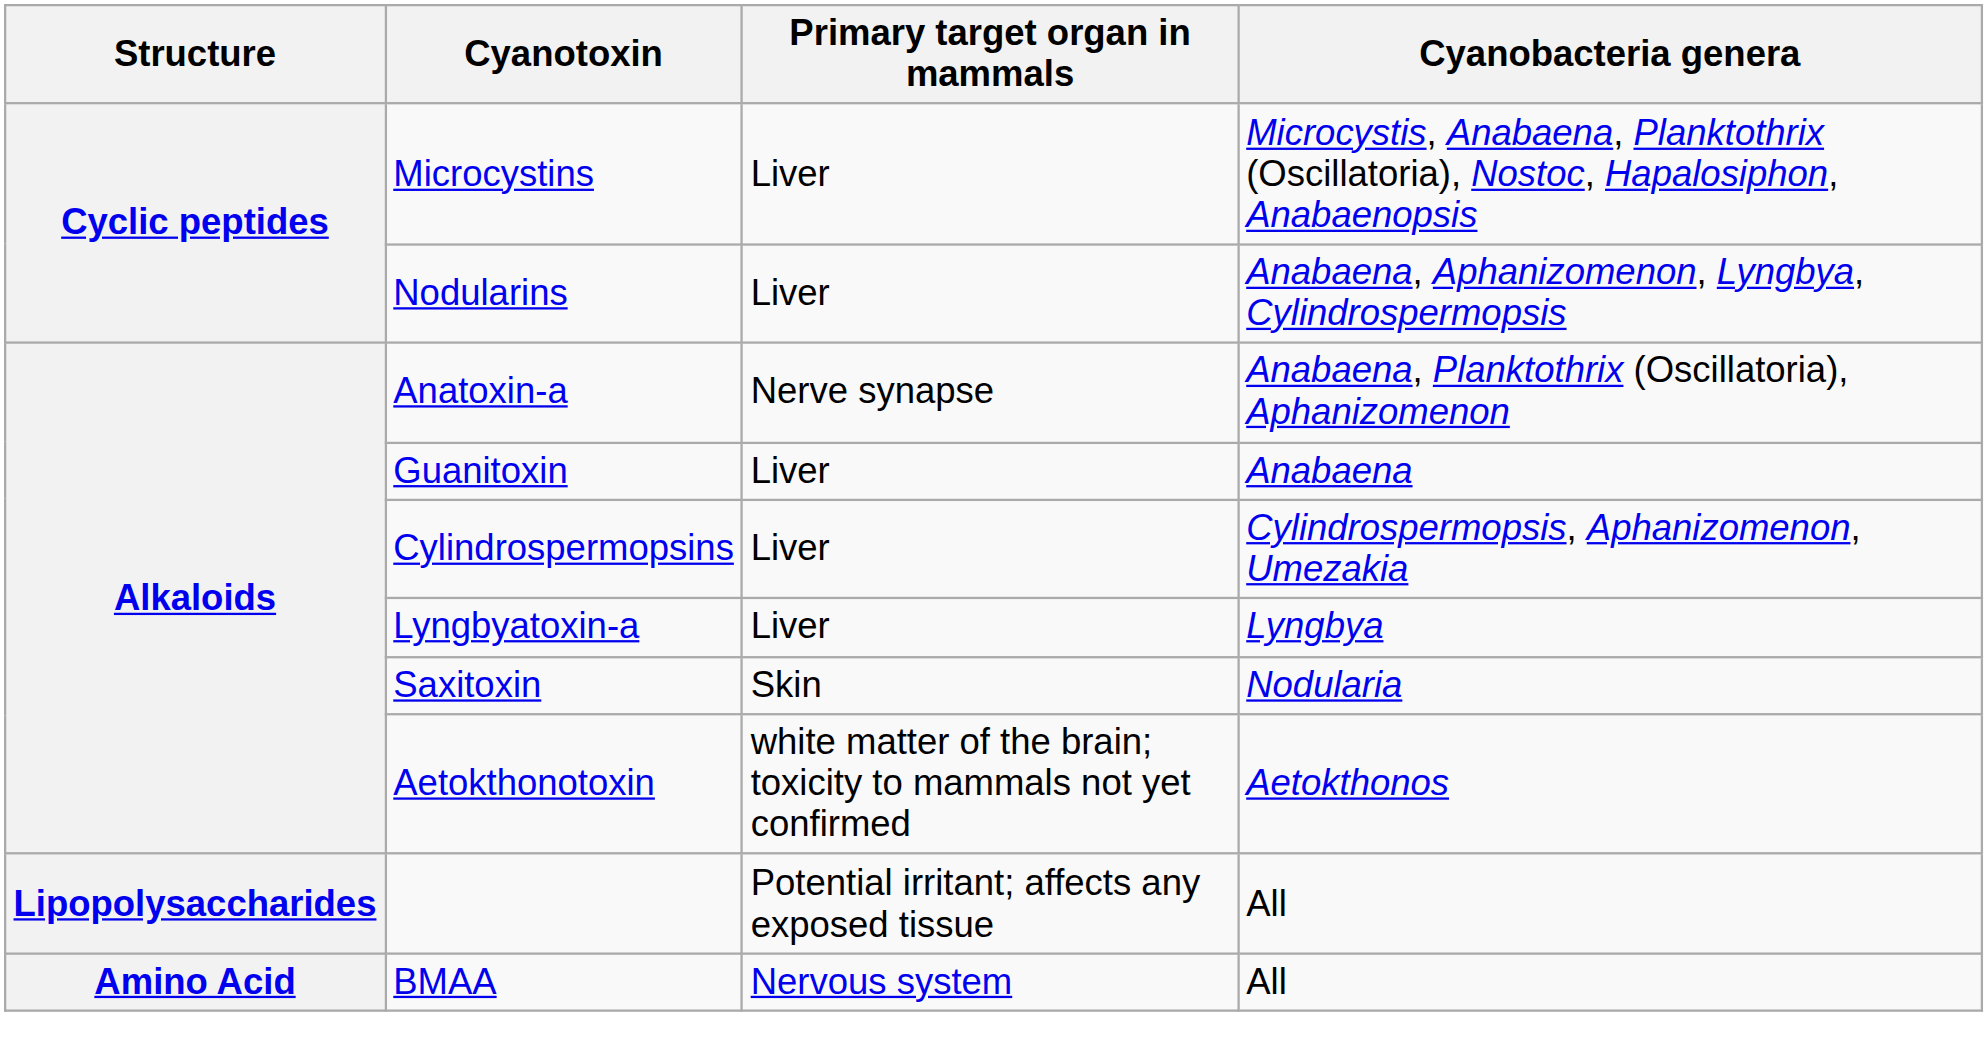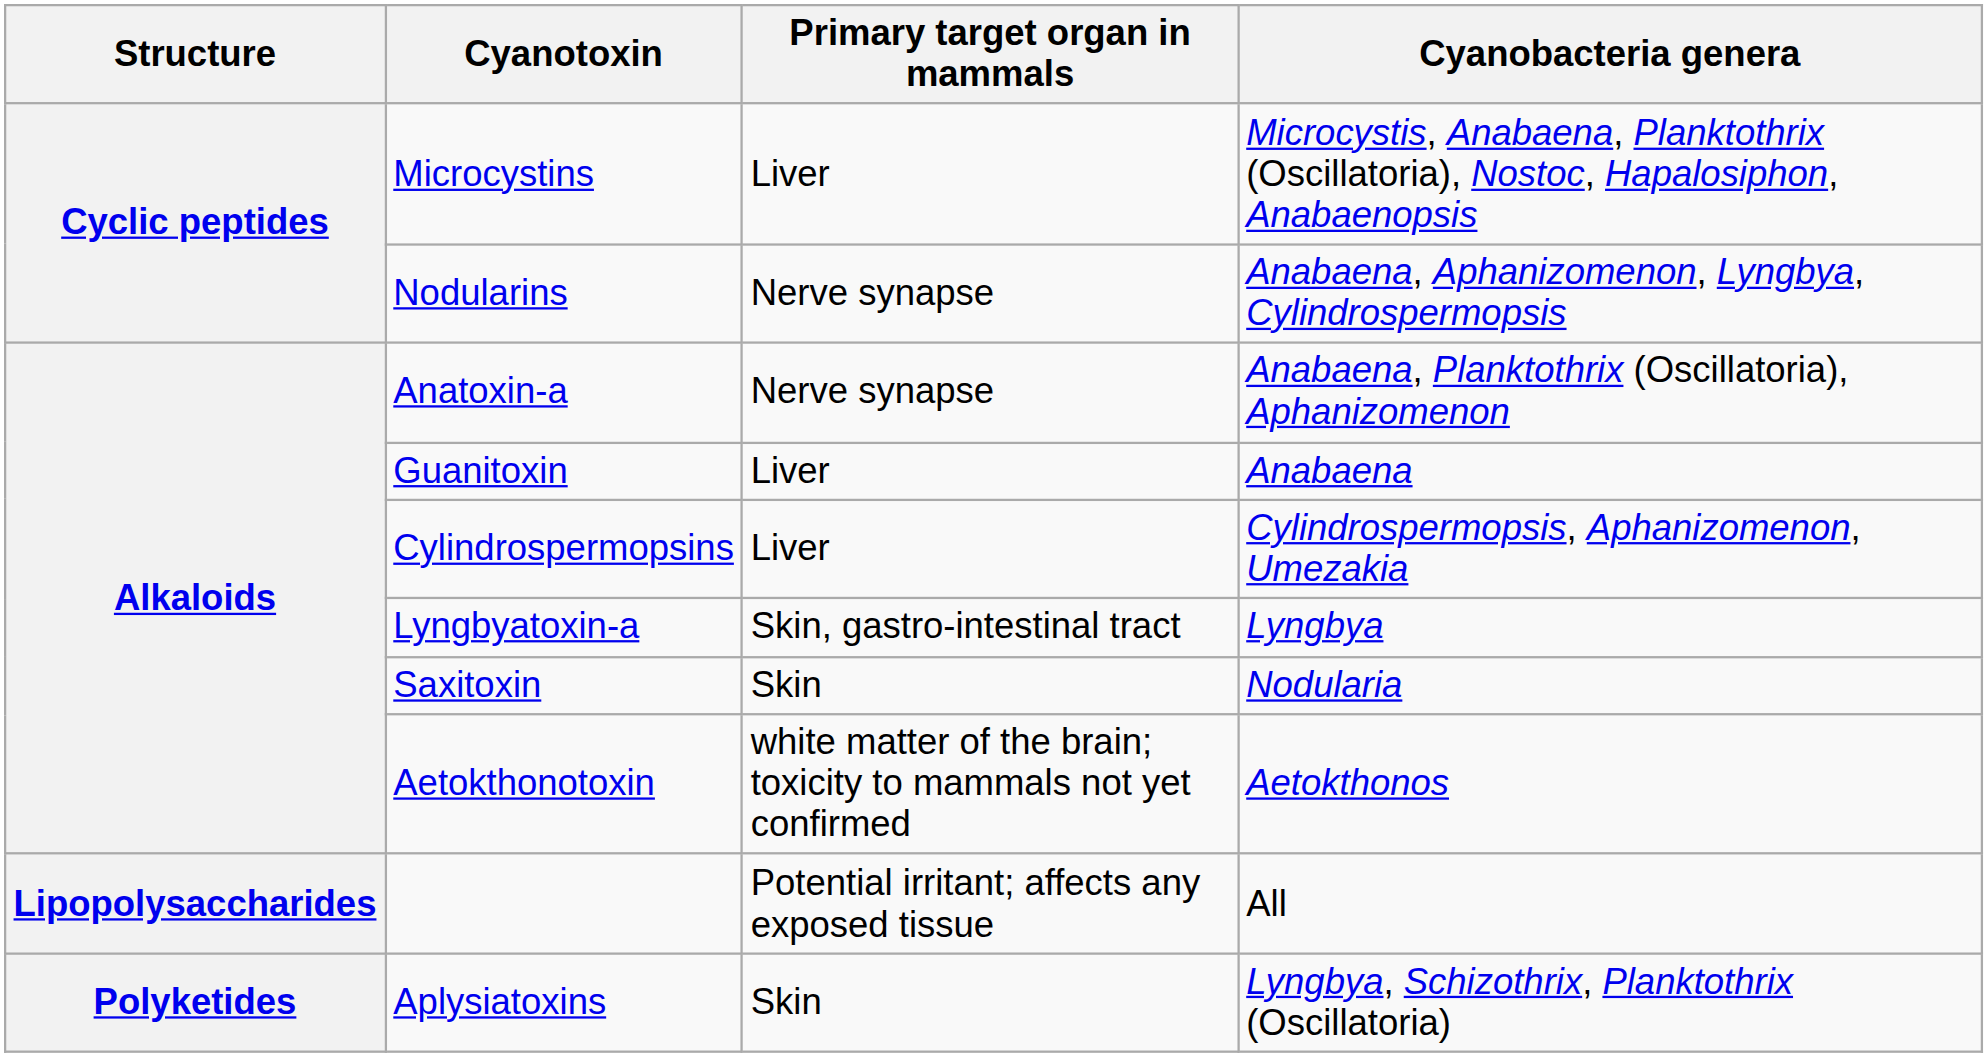(790, 292) Liver -> (872, 292) Nerve synapse
(790, 626) Liver -> (966, 626) Skin, gastro-intestinal tract
+ row: (500, 1001)
- row: (445, 981)
